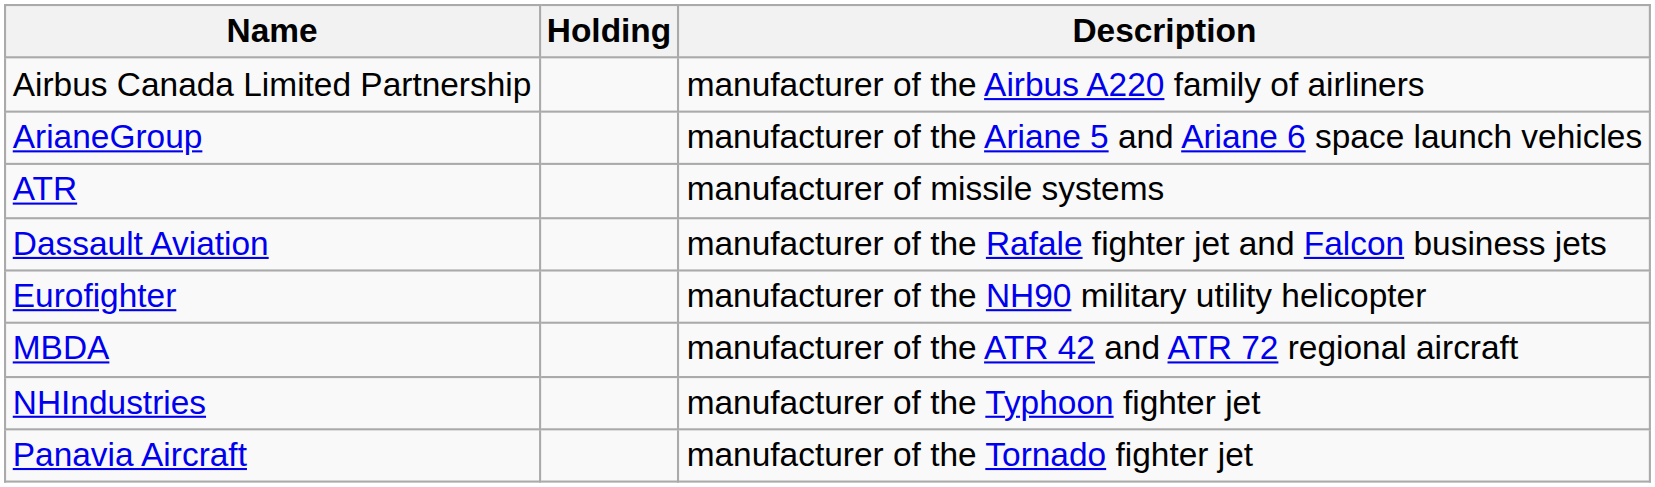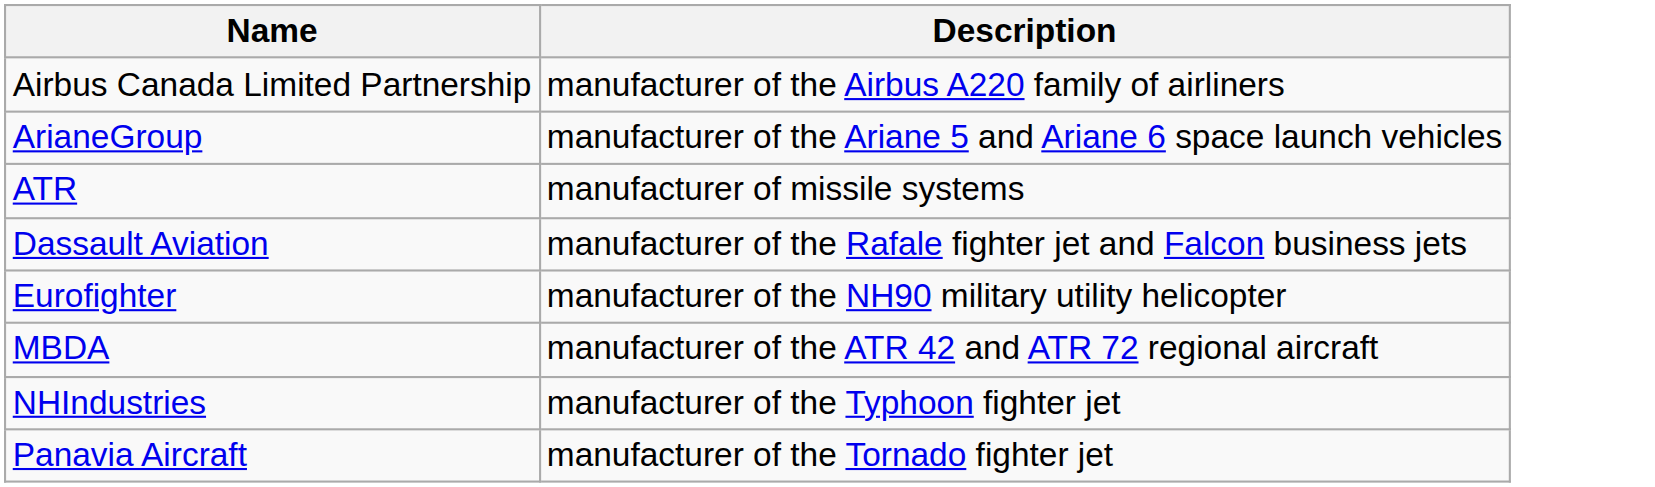- column: (609, 31)
